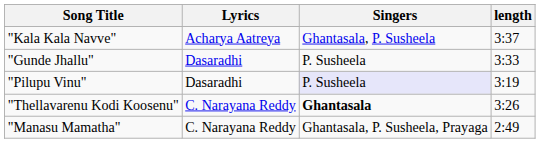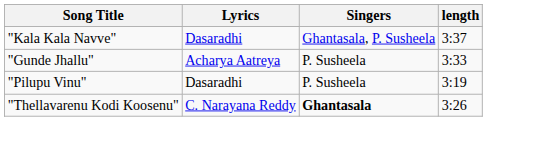(233, 37) Acharya Aatreya -> (214, 37) Dasaradhi
(214, 60) Dasaradhi -> (233, 60) Acharya Aatreya
(334, 82) lavender background -> (334, 82) no background
- row: (64, 127)
